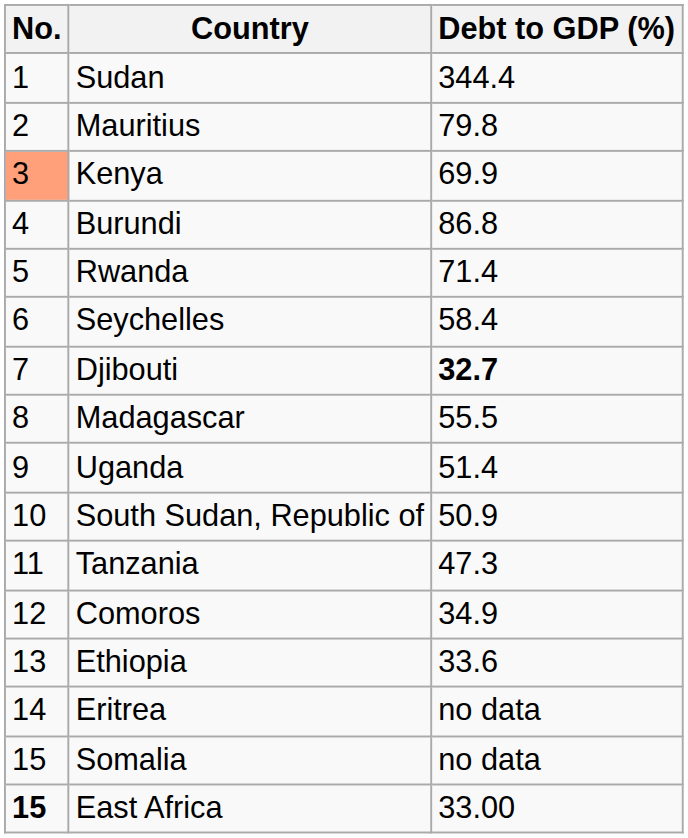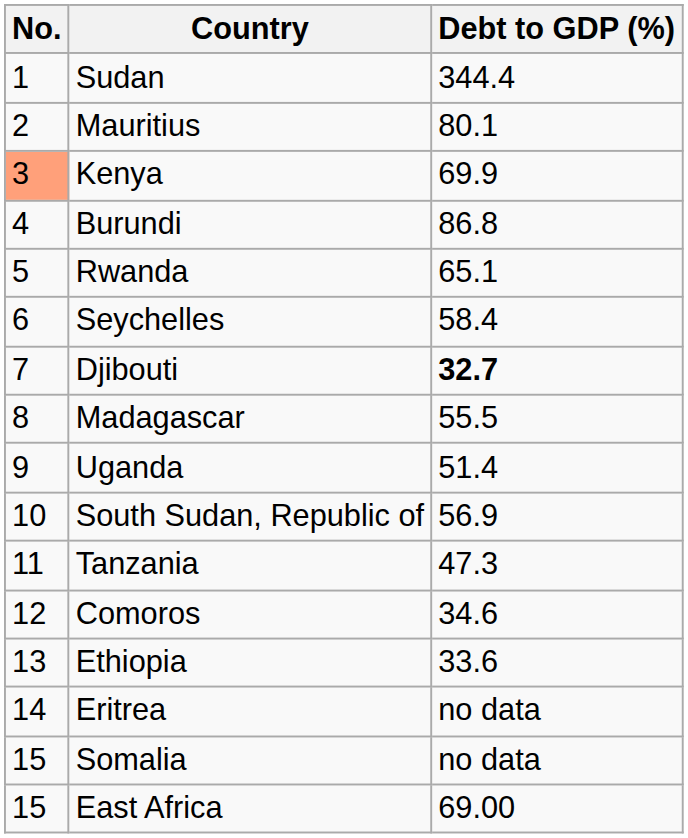(468, 126) 79.8 -> (468, 126) 80.1
(468, 272) 71.4 -> (468, 272) 65.1
(468, 516) 50.9 -> (468, 516) 56.9
(468, 613) 34.9 -> (468, 613) 34.6
(29, 808) bold -> (29, 808) normal
(477, 808) 33.00 -> (477, 808) 69.00
